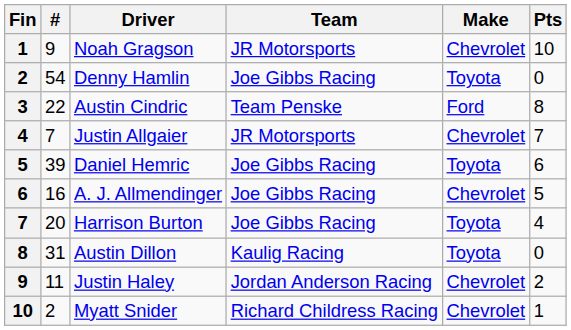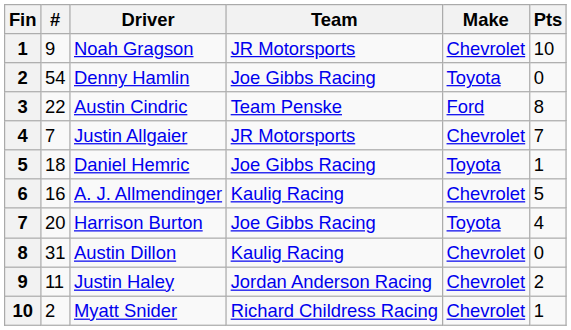(55, 165) 39 -> (55, 165) 18
(539, 165) 6 -> (539, 165) 1
(303, 194) Joe Gibbs Racing -> (287, 194) Kaulig Racing
(474, 252) Toyota -> (486, 252) Chevrolet
